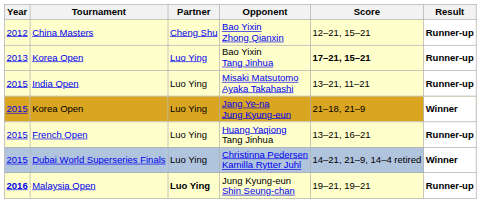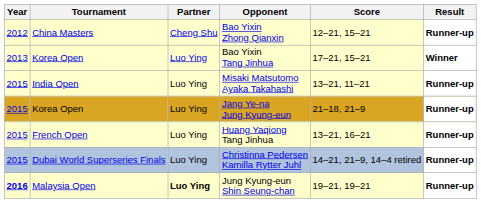(342, 58) bold -> (342, 58) normal
(450, 58) Runner-up -> (442, 58) Winner
(442, 109) Winner -> (450, 109) Runner-up
(442, 160) Winner -> (450, 160) Runner-up
